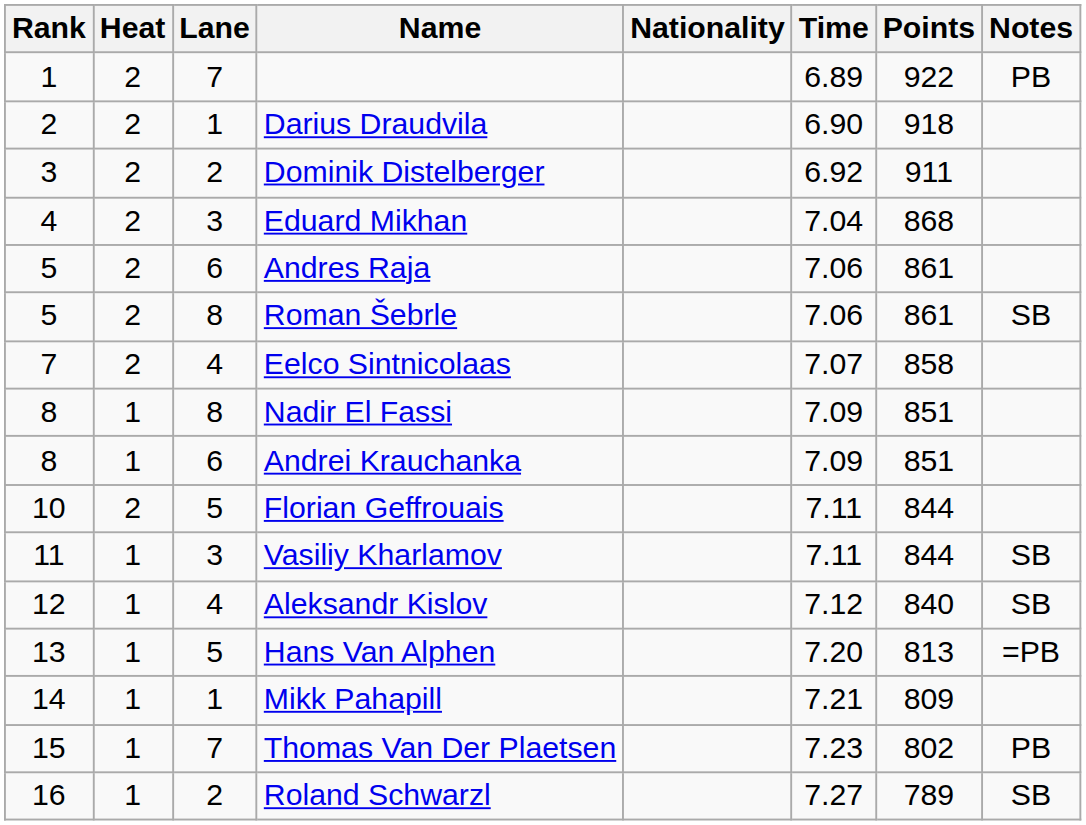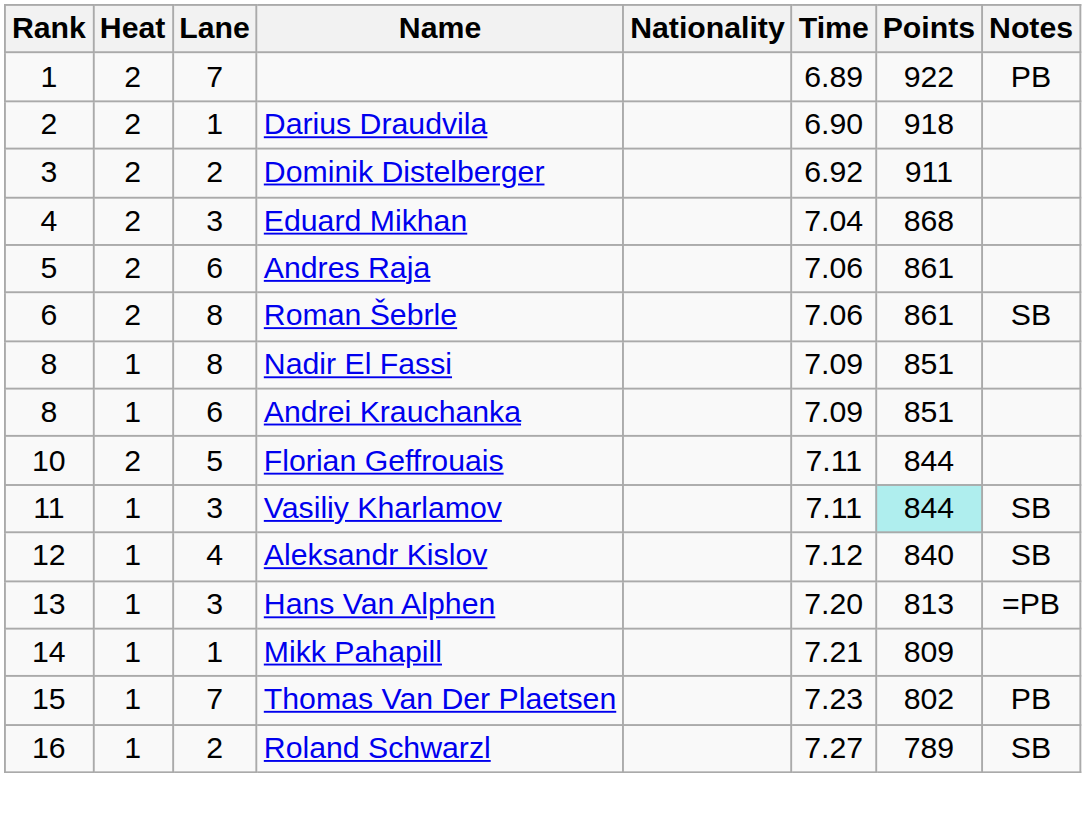(49, 316) 5 -> (49, 316) 6
- row: (387, 364)
(929, 556) no background -> (929, 508) paleturquoise background
(215, 651) 5 -> (215, 603) 3
